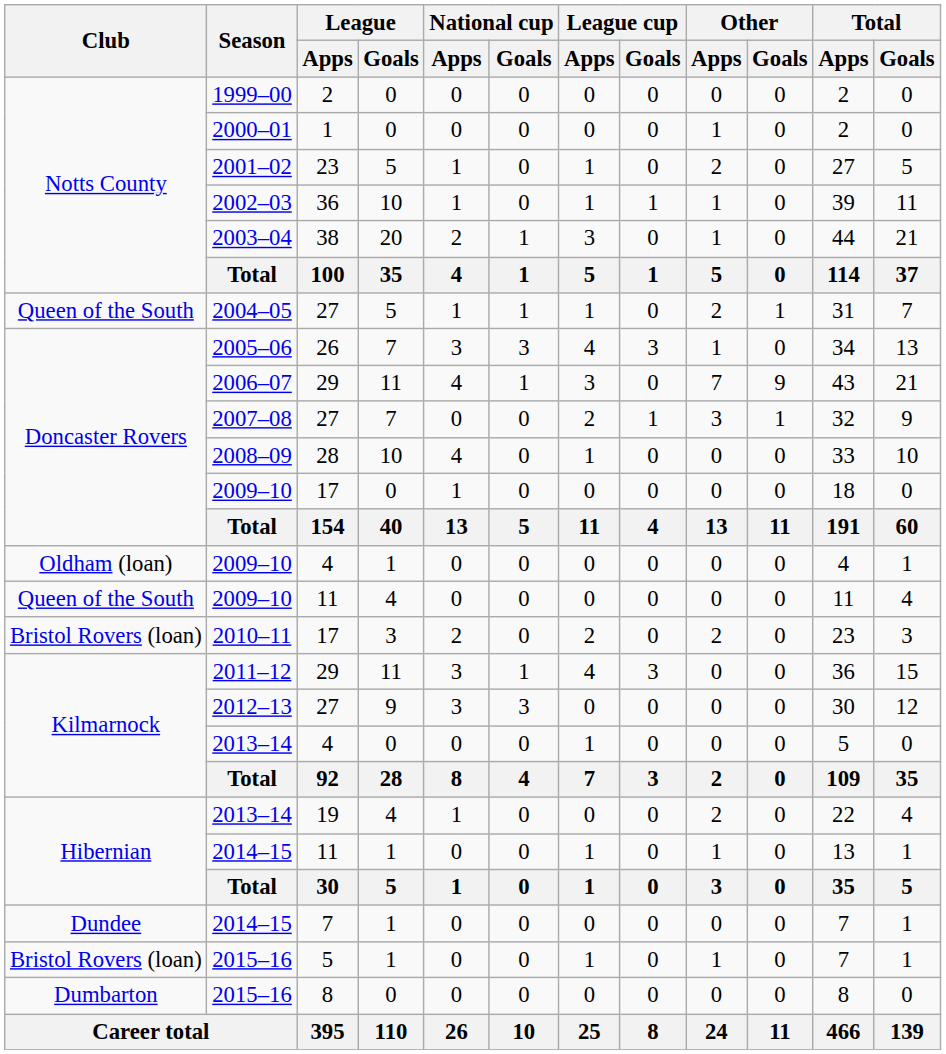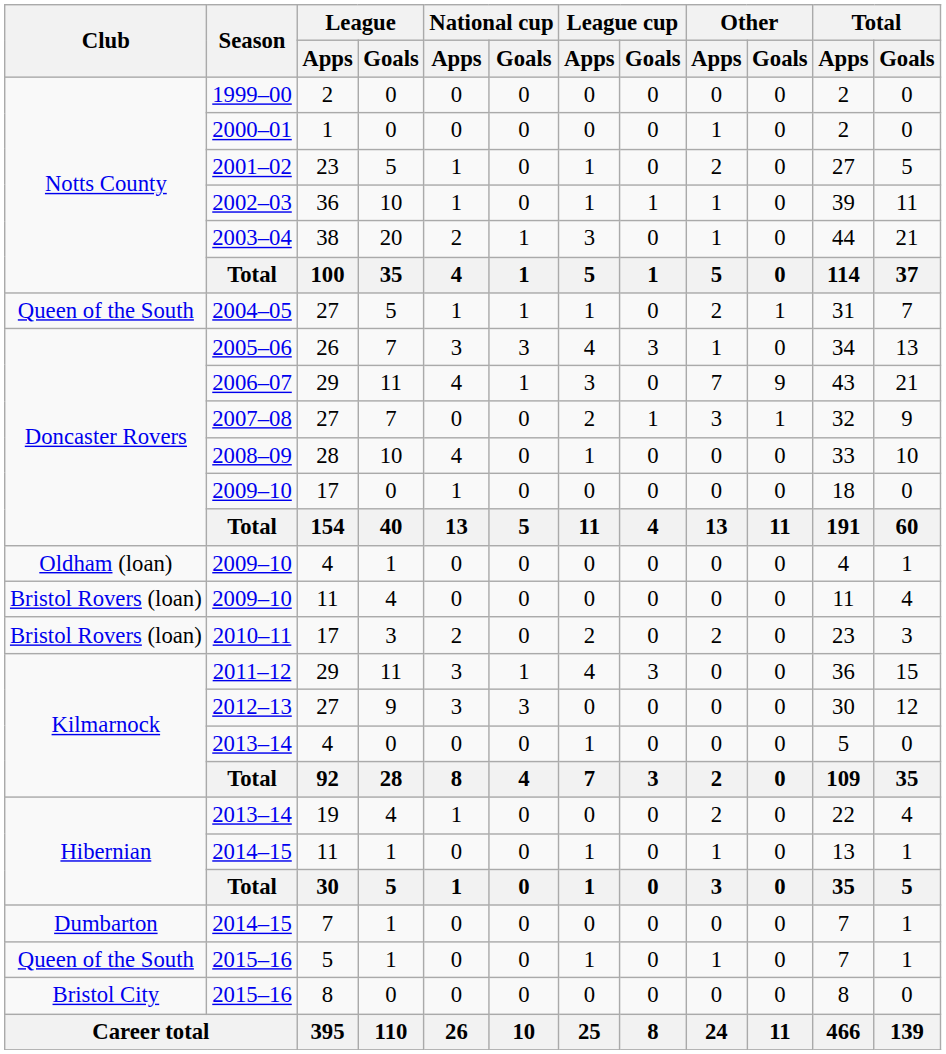(106, 599) Queen of the South -> (106, 599) Bristol Rovers (loan)
(106, 923) Dundee -> (106, 923) Dumbarton
(106, 959) Bristol Rovers (loan) -> (106, 959) Queen of the South
(106, 995) Dumbarton -> (106, 995) Bristol City
